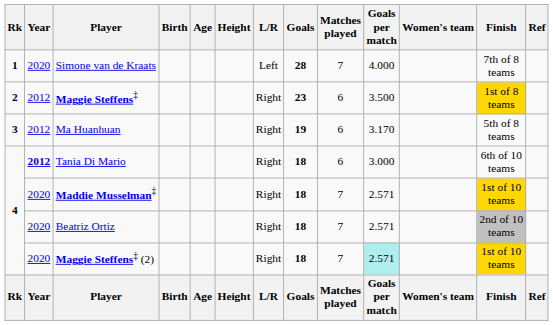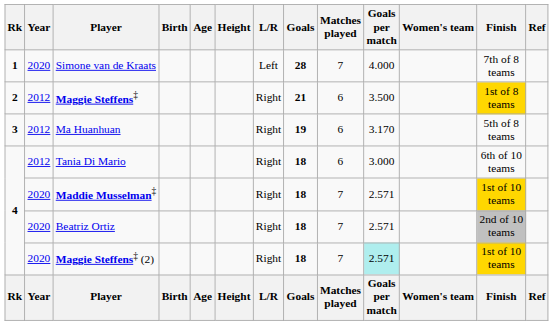(301, 97) 23 -> (301, 97) 21
(39, 162) bold -> (39, 162) normal
